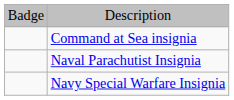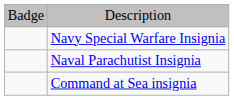rows swapped: (138, 83) <-> (124, 38)
